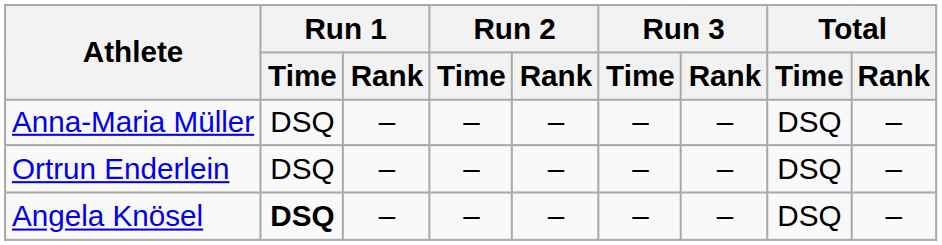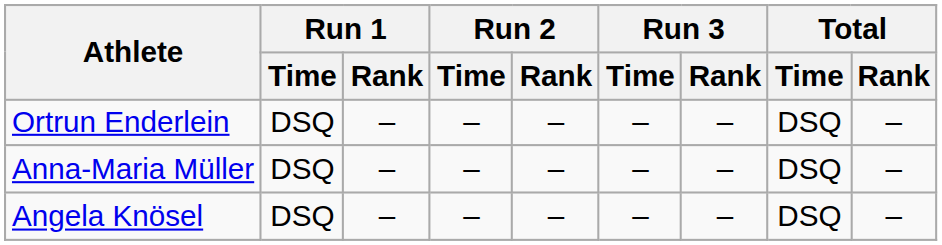rows swapped: (121, 169) <-> (133, 123)
(302, 216) bold -> (302, 216) normal
